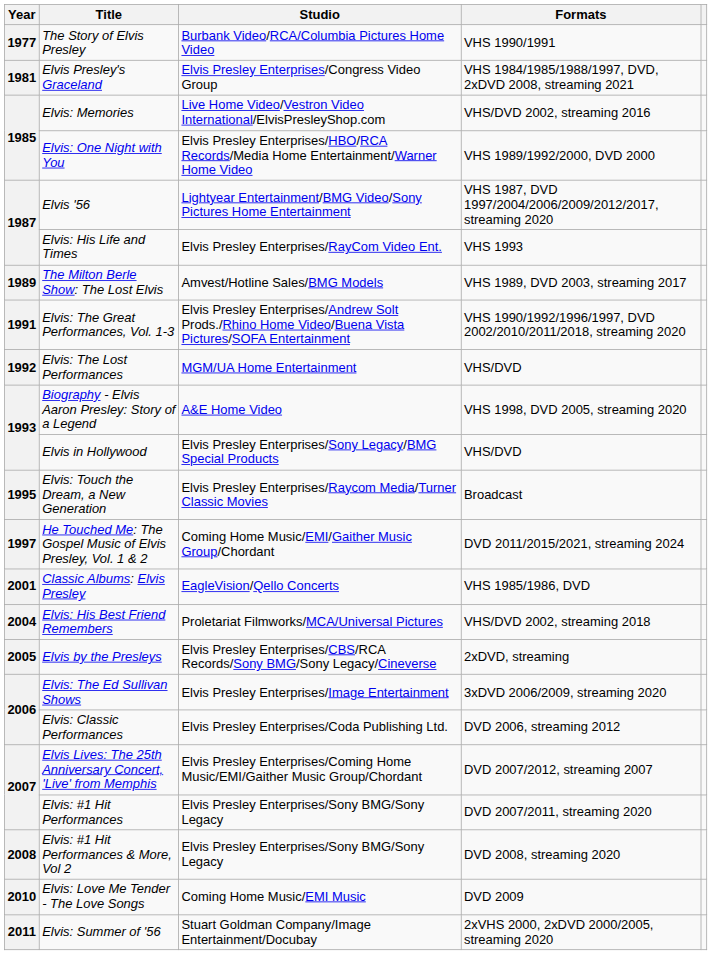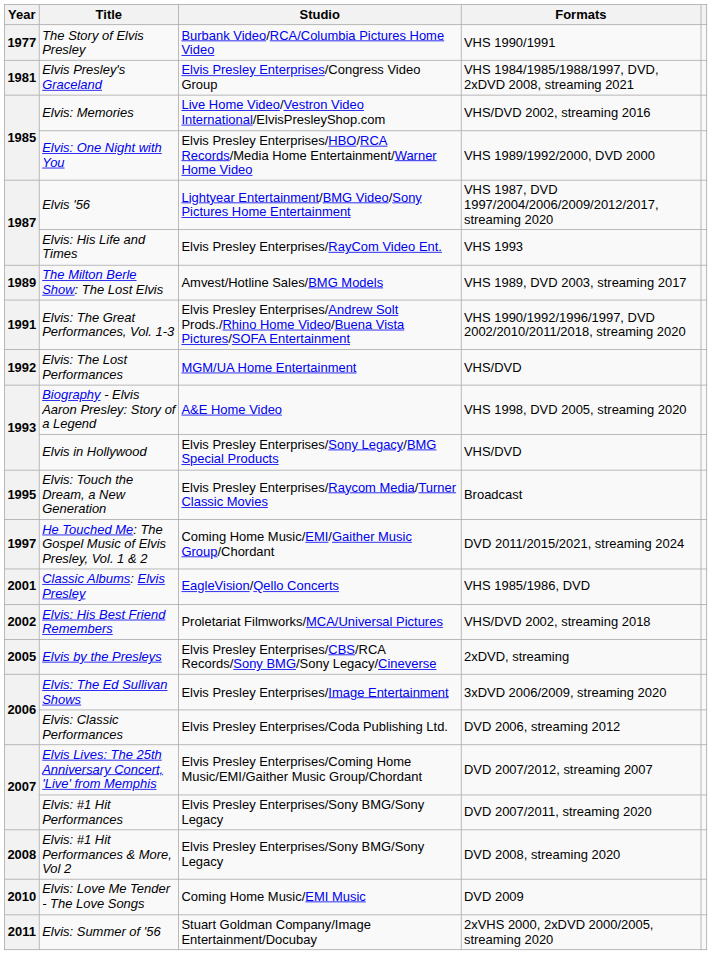(22, 621) 2004 -> (22, 621) 2002
